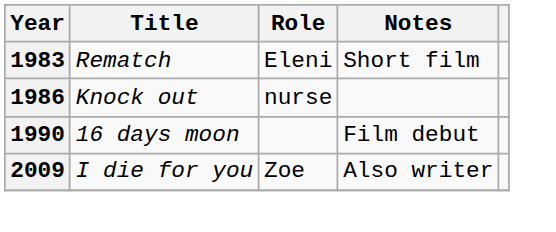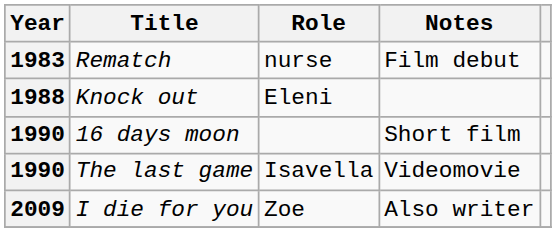(298, 60) Eleni -> (298, 60) nurse
(411, 60) Short film -> (452, 60) Film debut
(38, 98) 1986 -> (38, 98) 1988
(298, 98) nurse -> (298, 98) Eleni
(411, 135) Film debut -> (452, 135) Short film
+ row: (164, 172)
